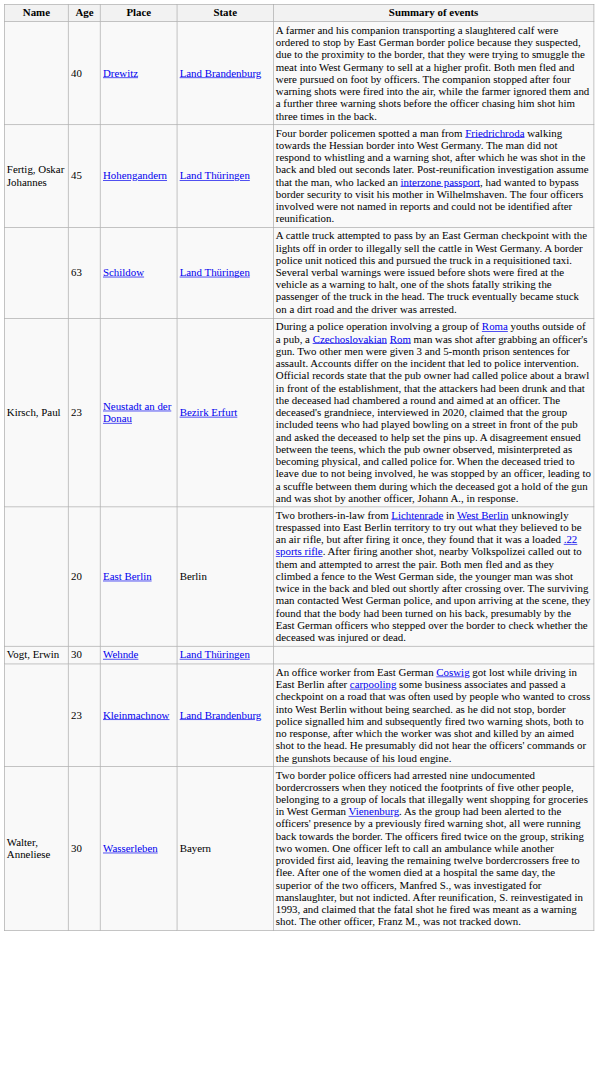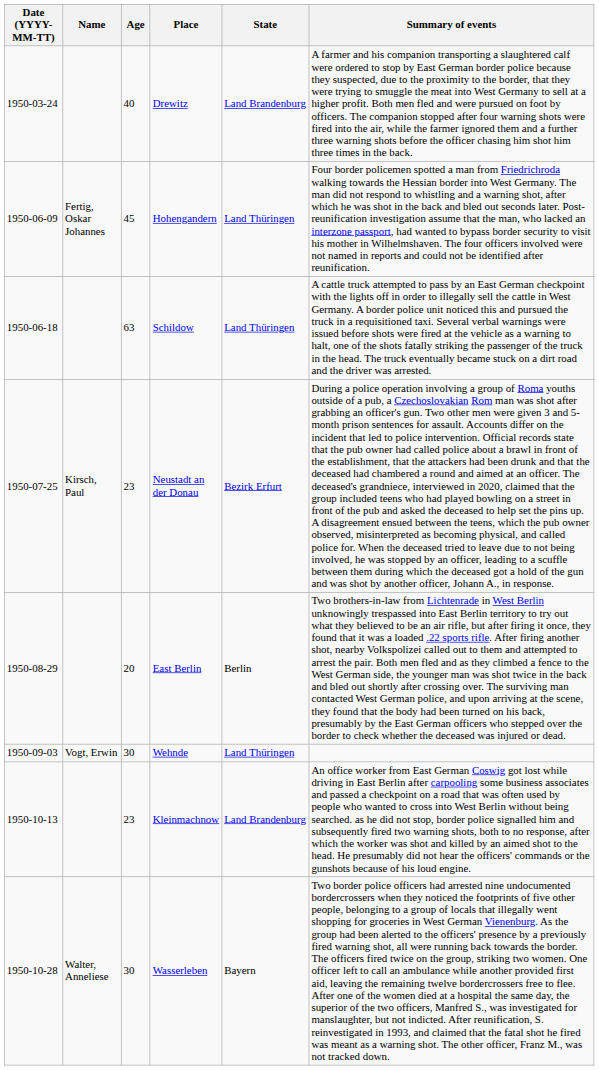+ column: (33, 25)
